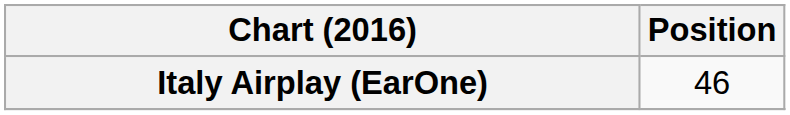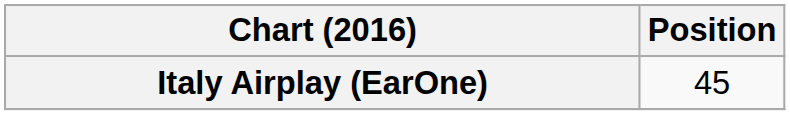(712, 82) 46 -> (712, 82) 45
